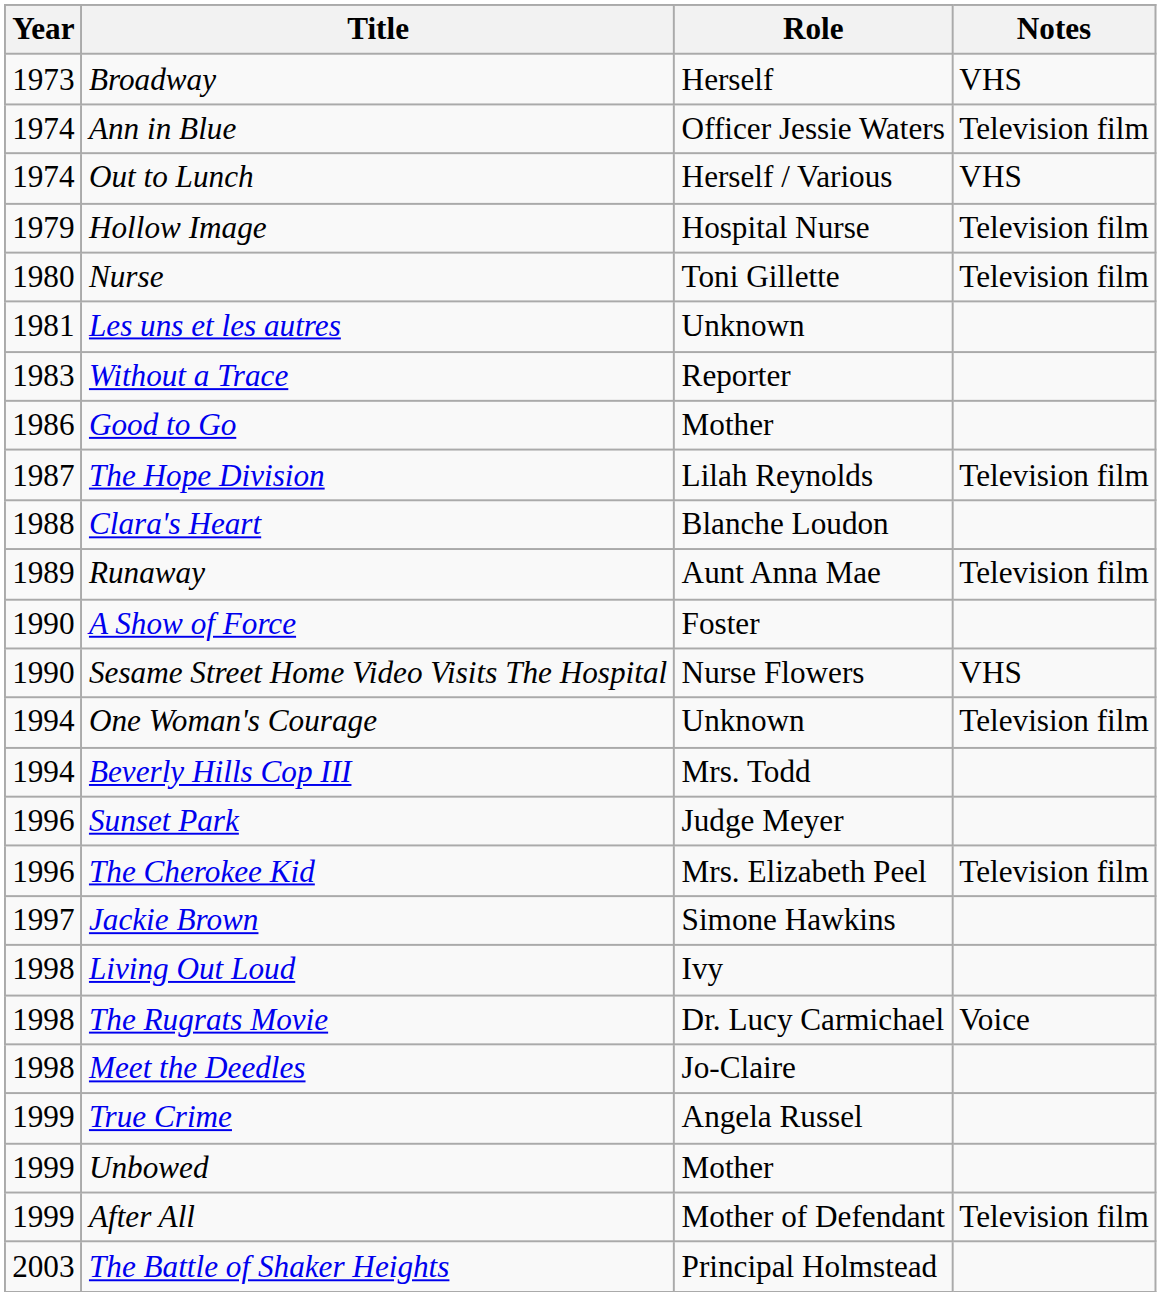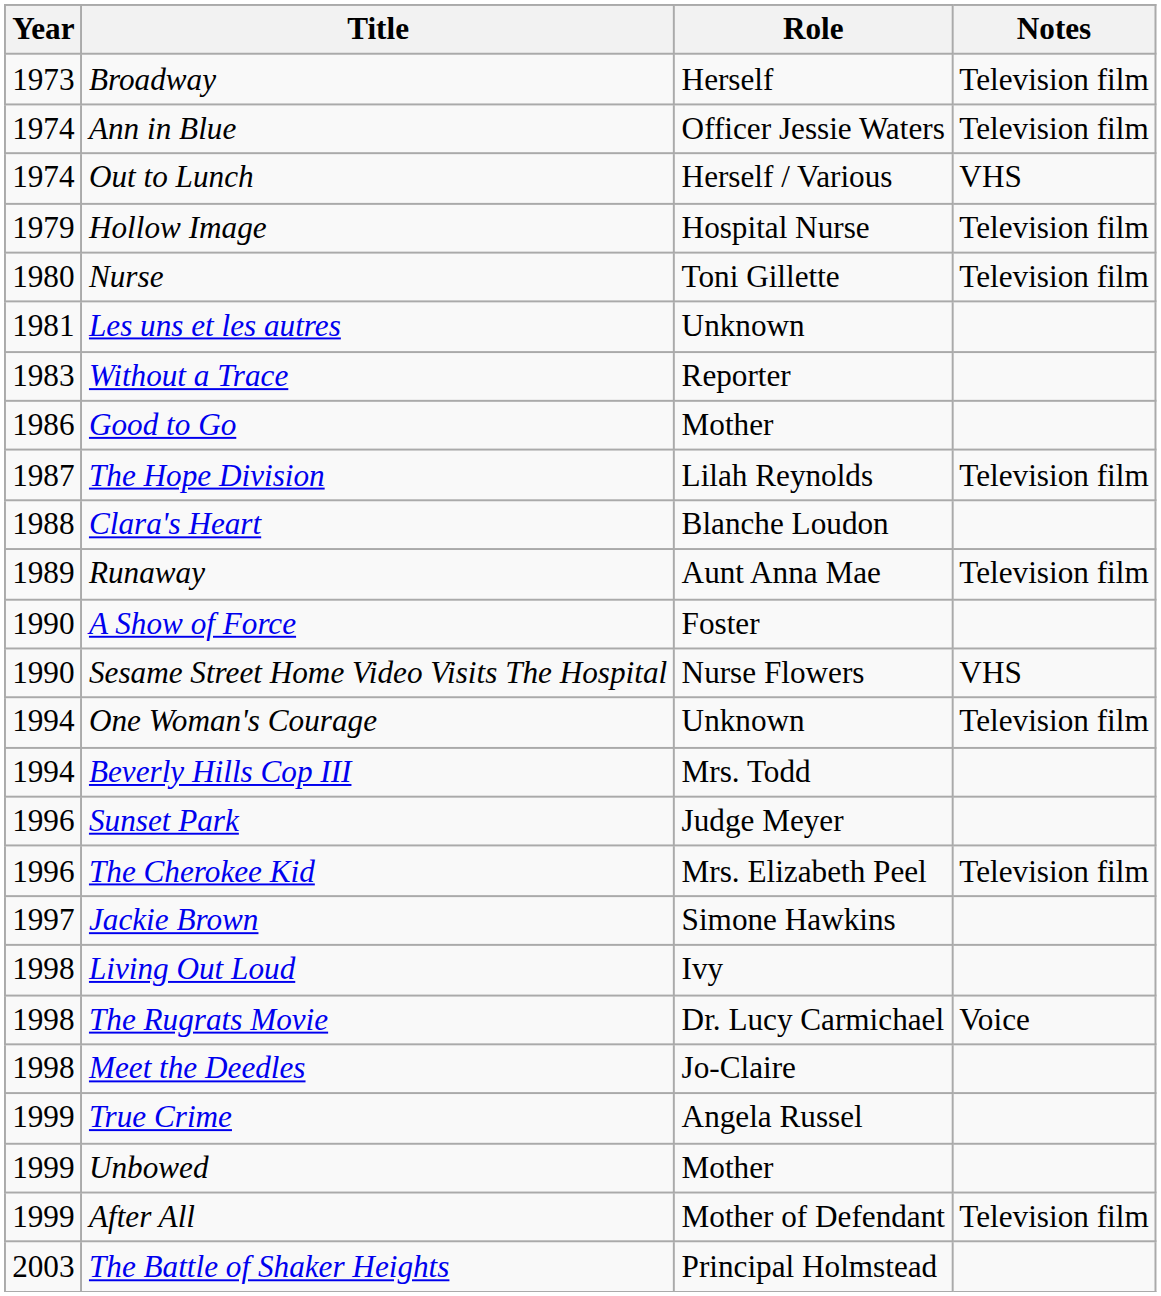(991, 78) VHS -> (1054, 78) Television film
